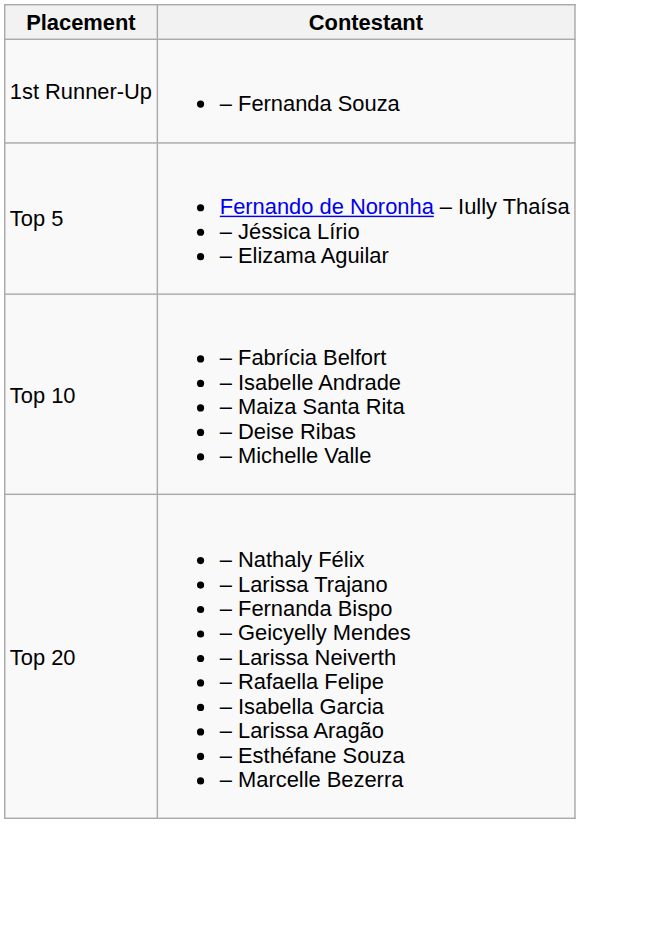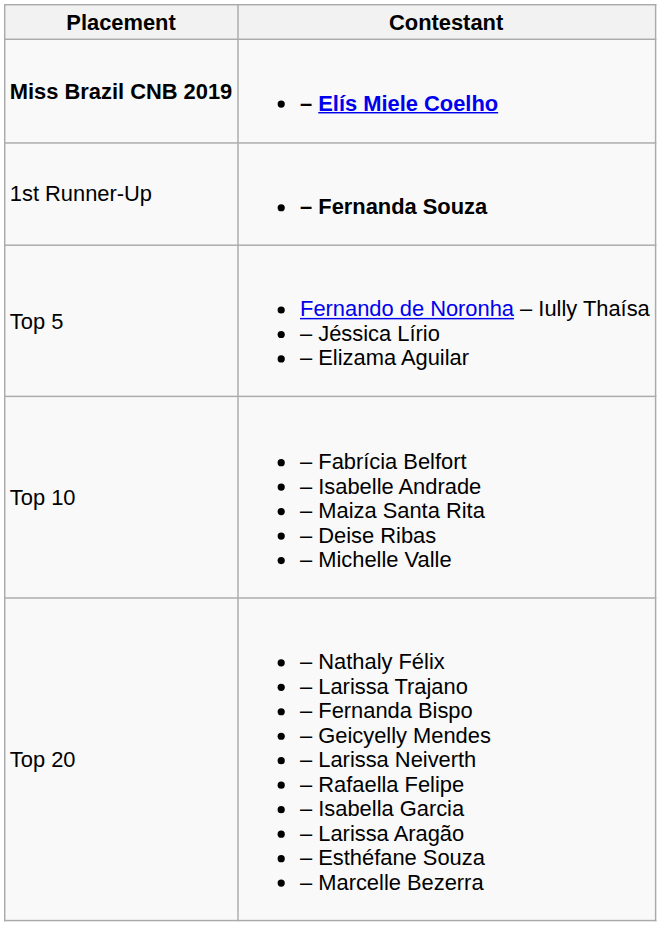+ row: (121, 91)
(366, 103) normal -> (446, 206) bold
